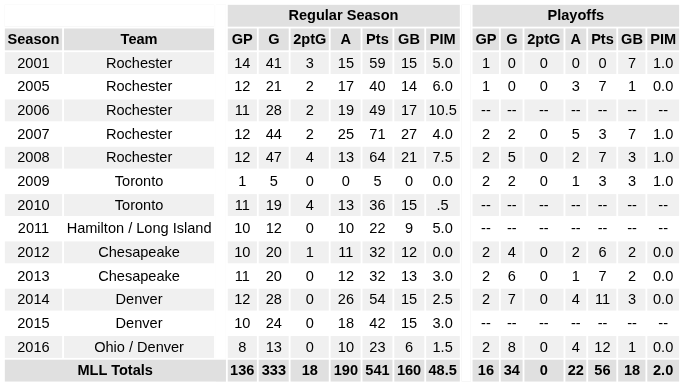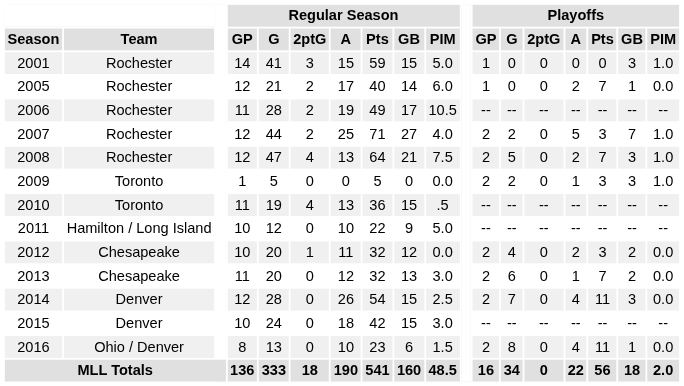(632, 63) 7 -> (632, 63) 3
(576, 86) 3 -> (576, 86) 2
(602, 252) 6 -> (602, 252) 3
(602, 347) 12 -> (602, 347) 11
